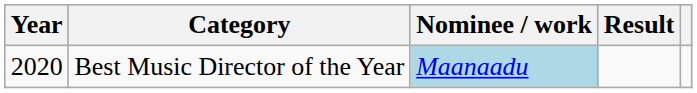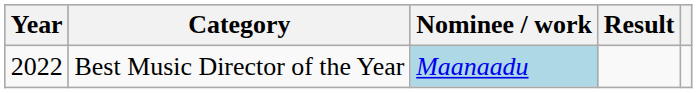(37, 66) 2020 -> (37, 66) 2022
